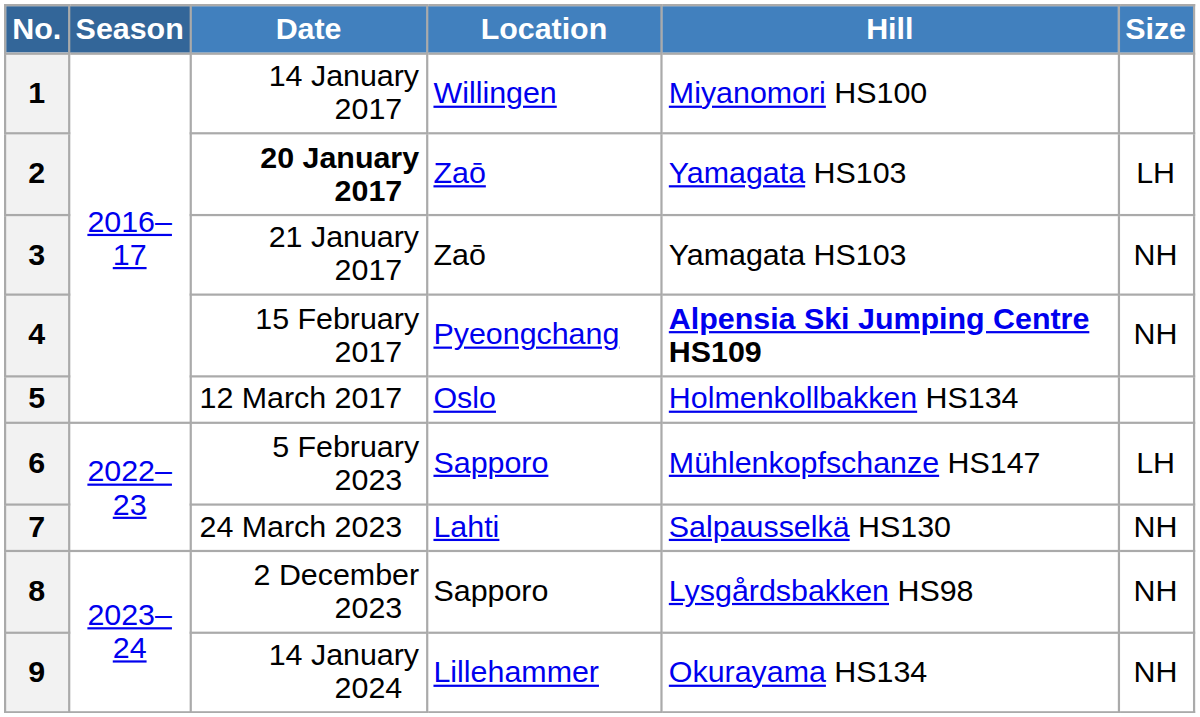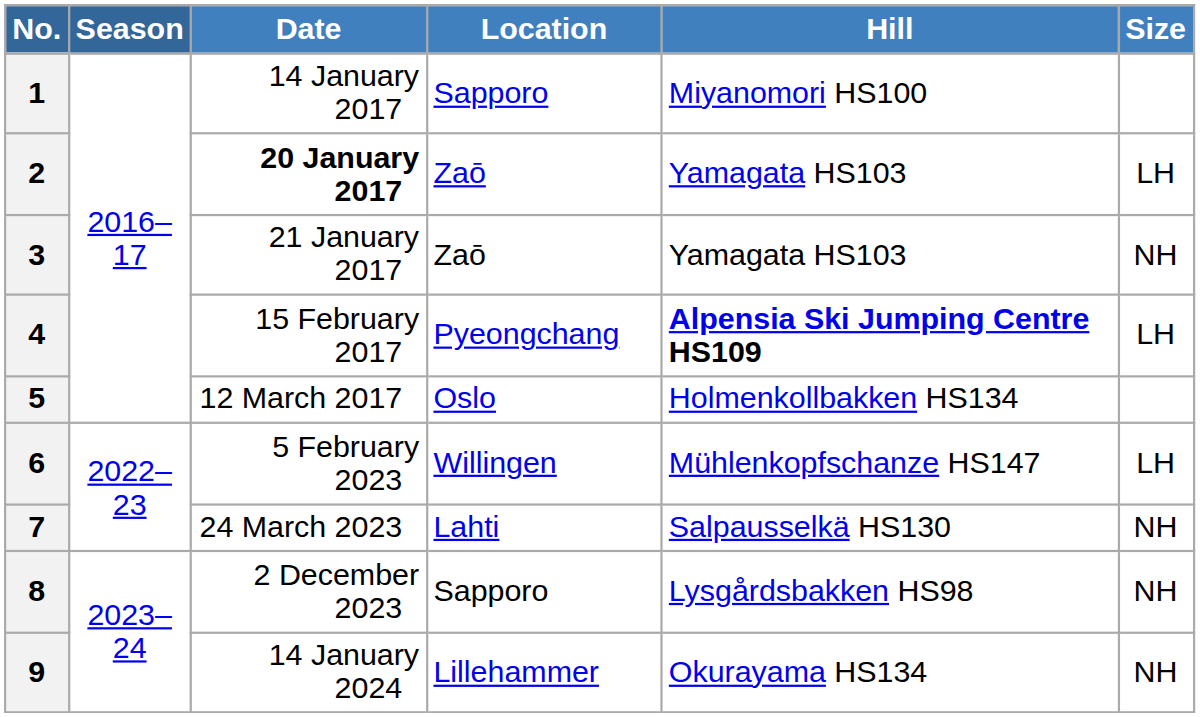(495, 93) Willingen -> (491, 93) Sapporo
(1156, 335) NH -> (1156, 335) LH
(491, 463) Sapporo -> (495, 463) Willingen
